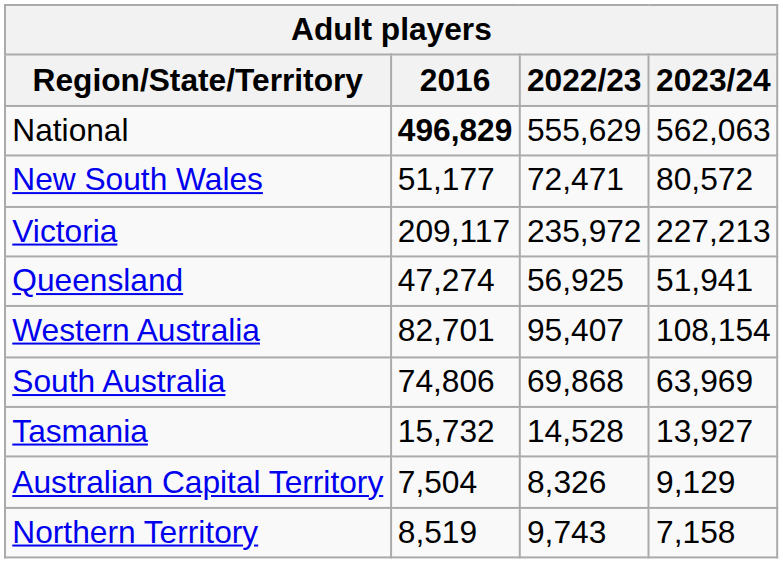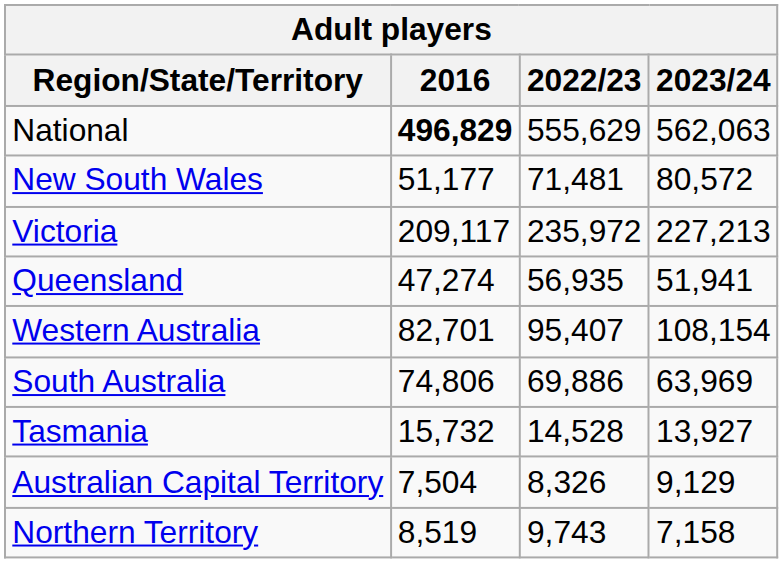(575, 180) 72,471 -> (575, 180) 71,481
(575, 280) 56,925 -> (575, 280) 56,935
(575, 381) 69,868 -> (575, 381) 69,886
